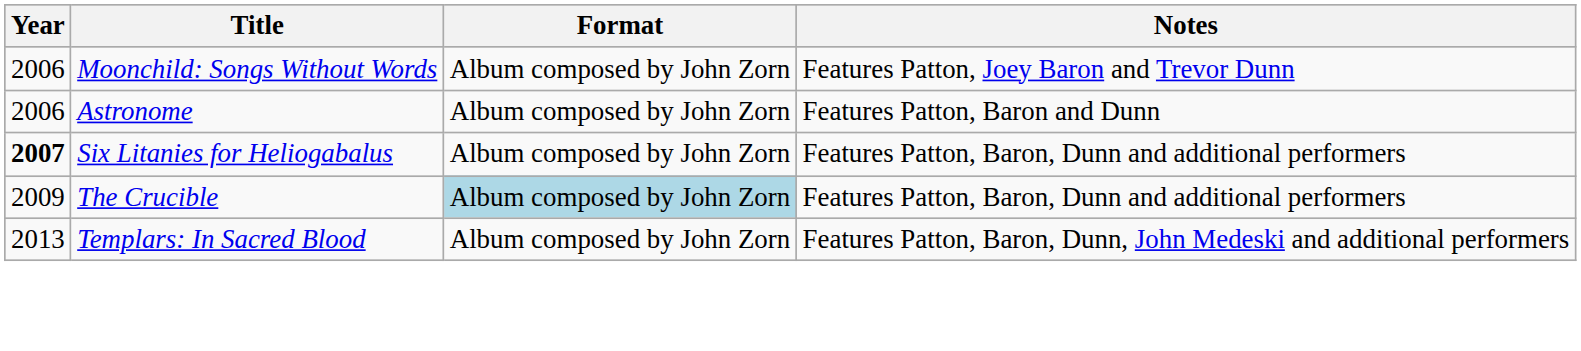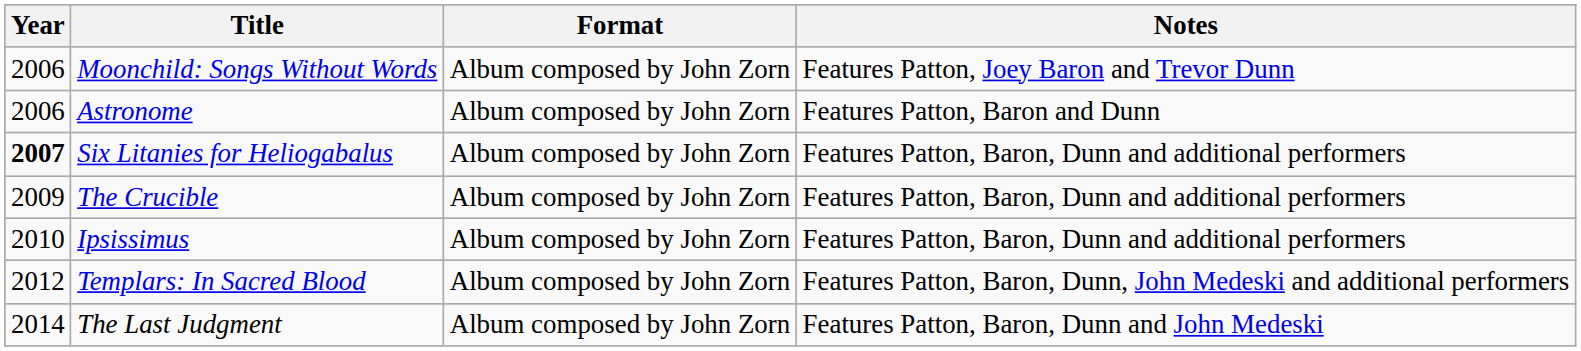(620, 196) lightblue background -> (620, 196) no background
+ row: (133, 238)
(38, 238) 2013 -> (38, 281) 2012
+ row: (179, 324)
